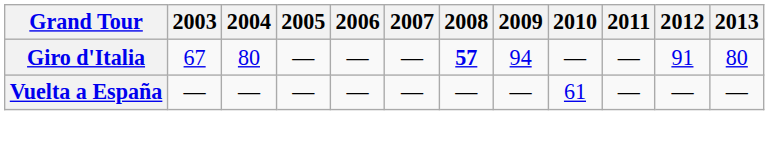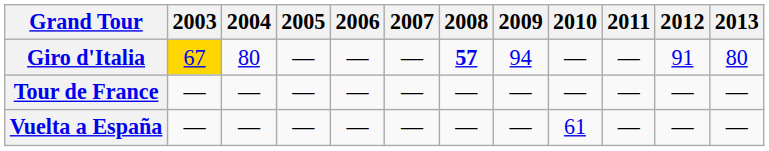(195, 57) no background -> (195, 57) gold background
+ row: (86, 92)
